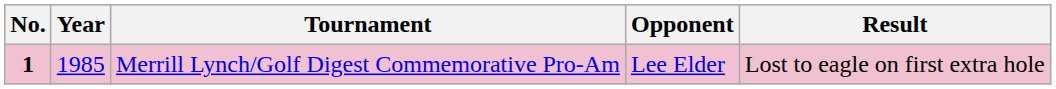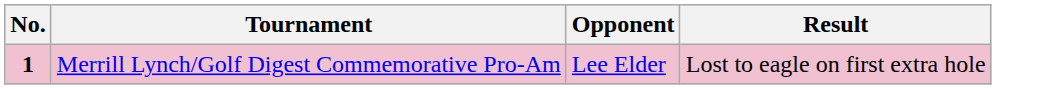- column: (81, 24)
